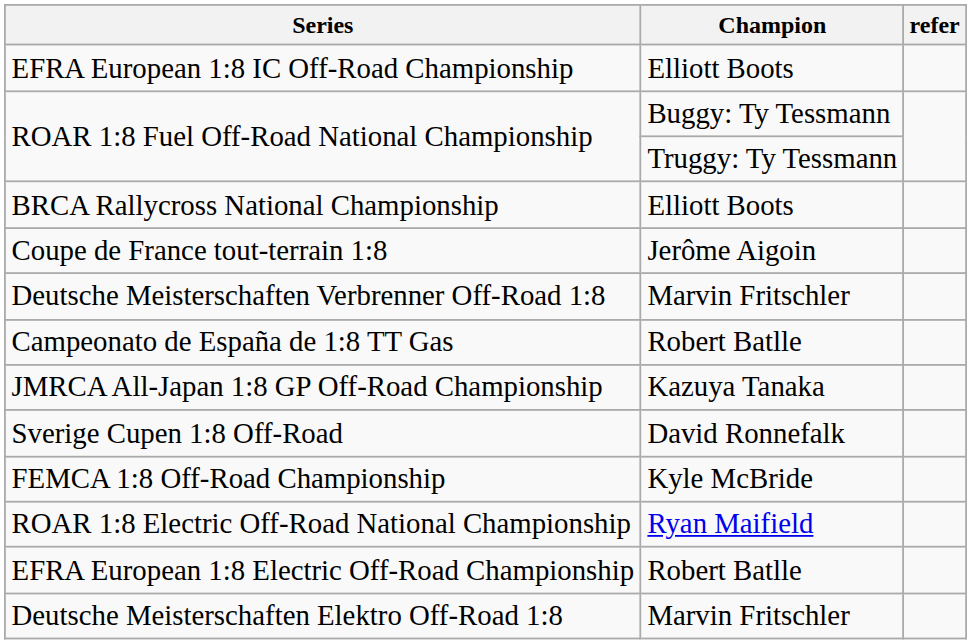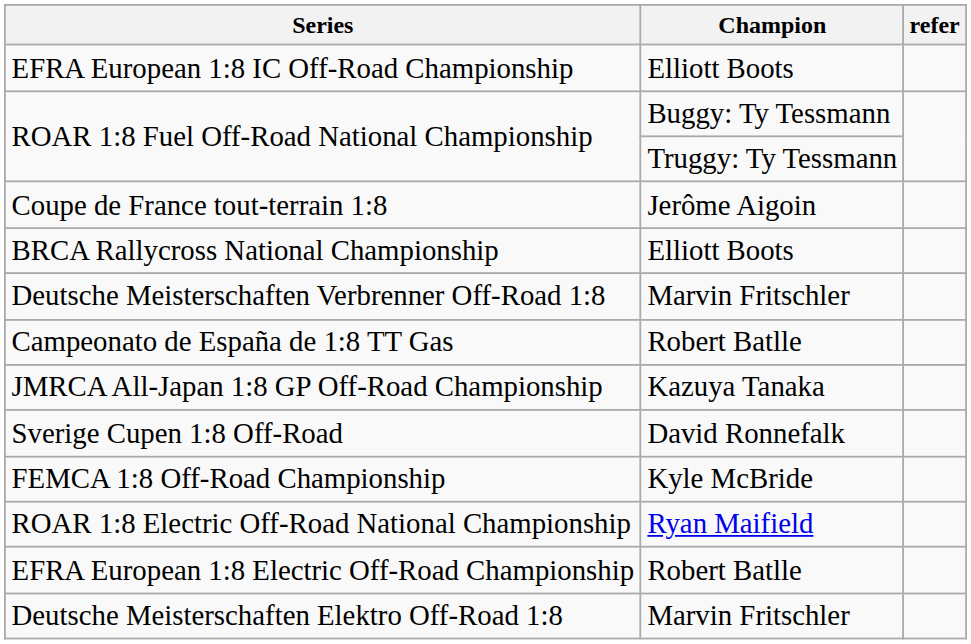rows swapped: (199, 250) <-> (255, 204)
